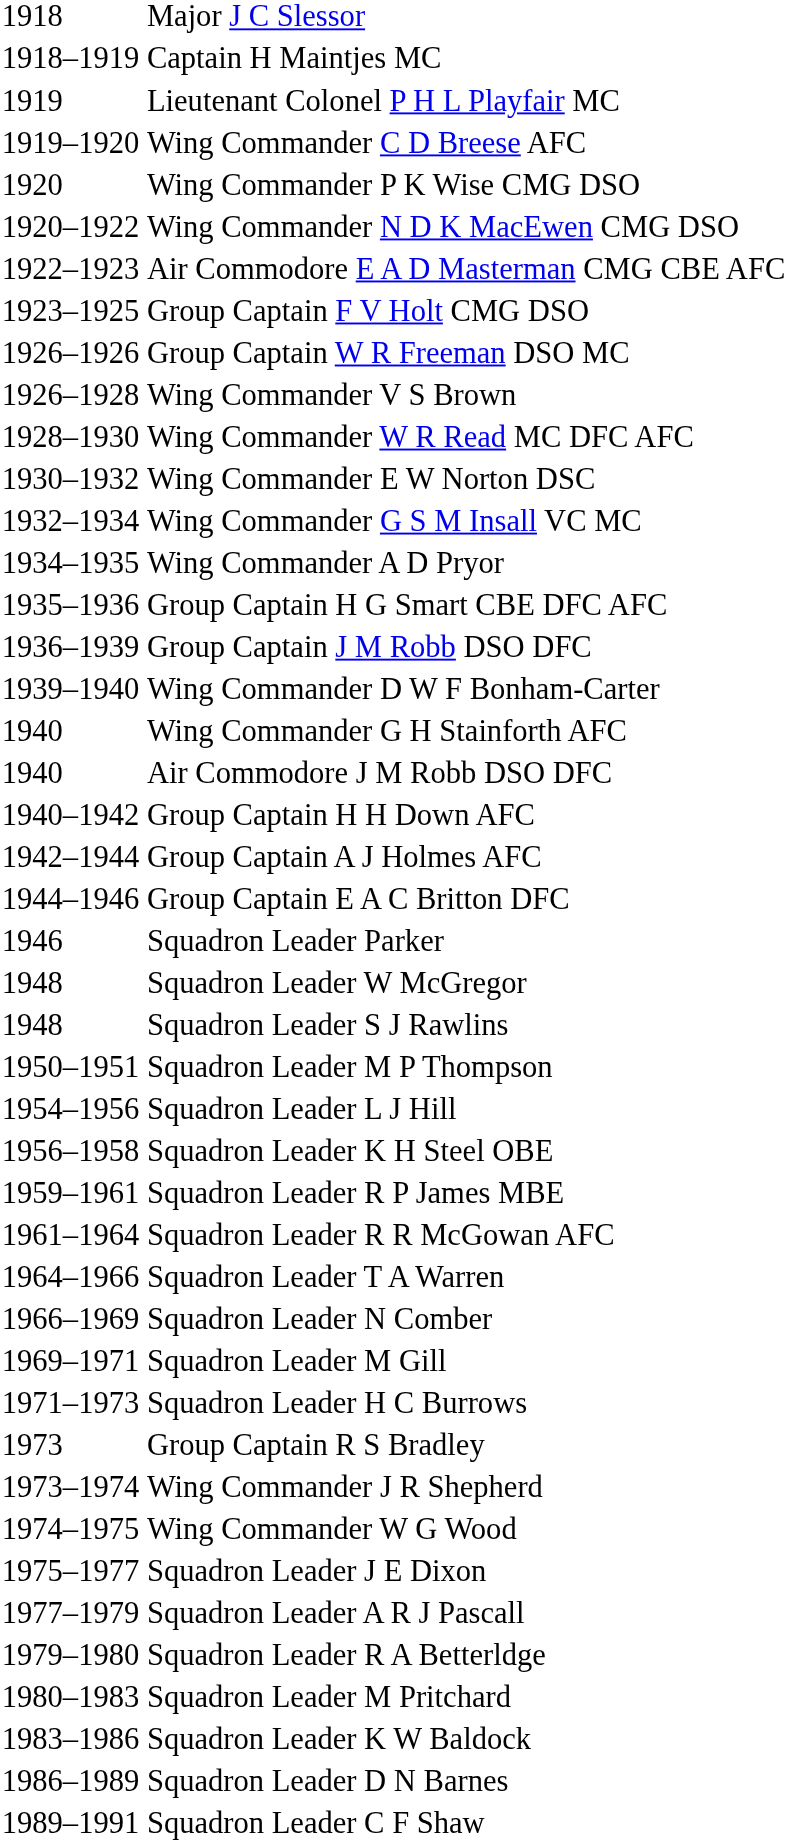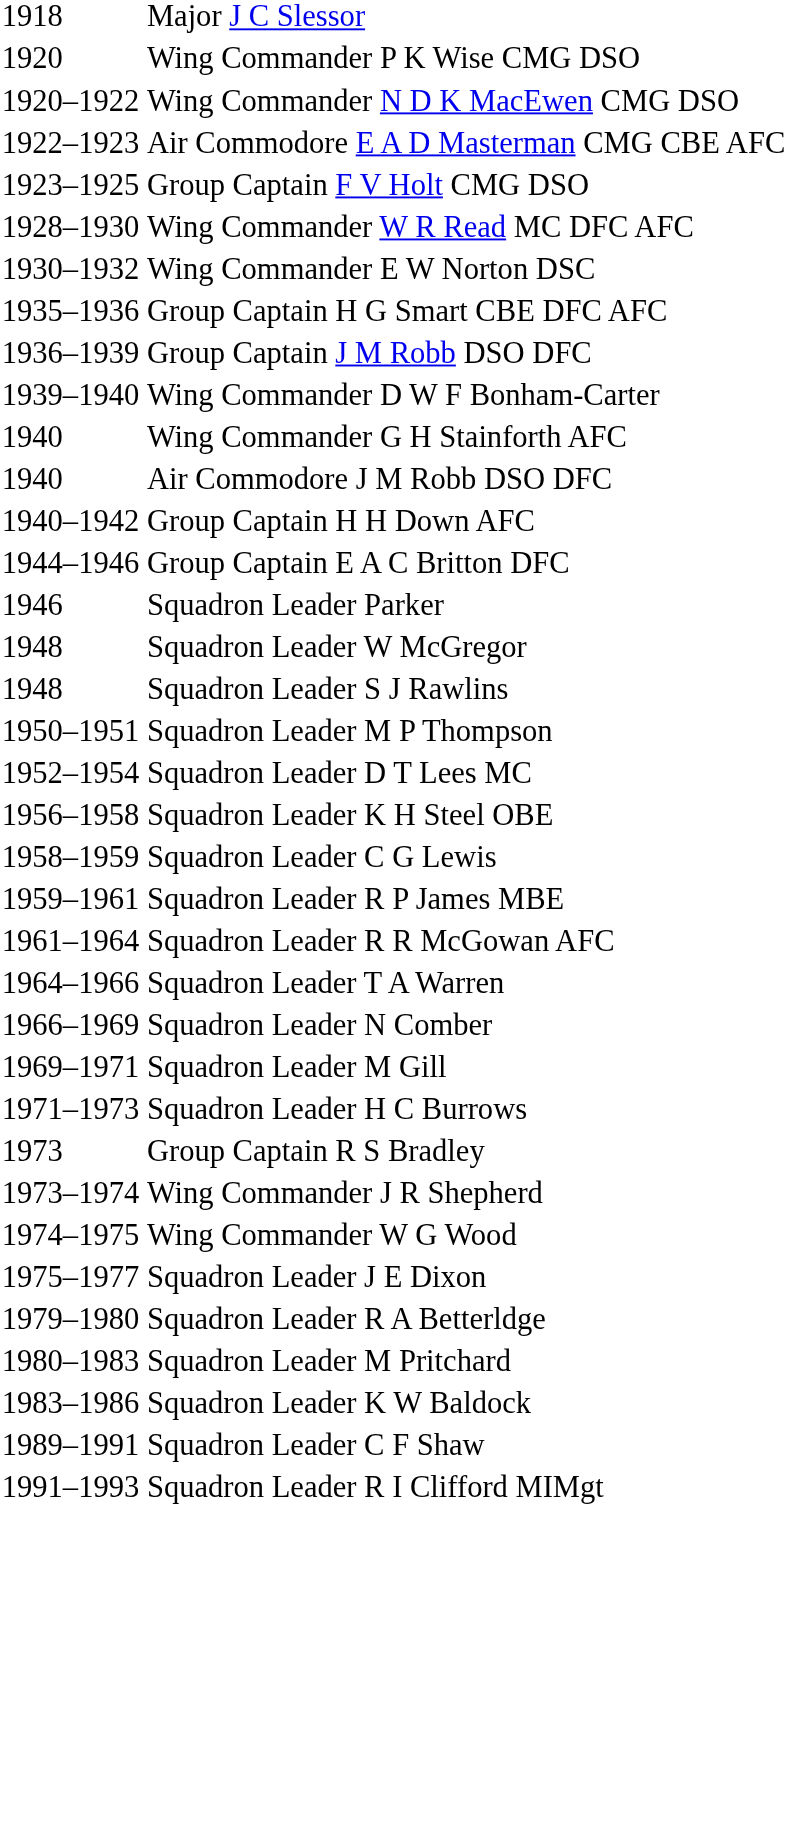- row: (294, 58)
- row: (383, 100)
- row: (367, 142)
- row: (388, 352)
- row: (332, 394)
- row: (394, 520)
- row: (325, 562)
- row: (344, 856)
+ row: (339, 772)
- row: (302, 1108)
+ row: (322, 856)
- row: (336, 1613)
- row: (328, 1781)
+ row: (375, 1487)
